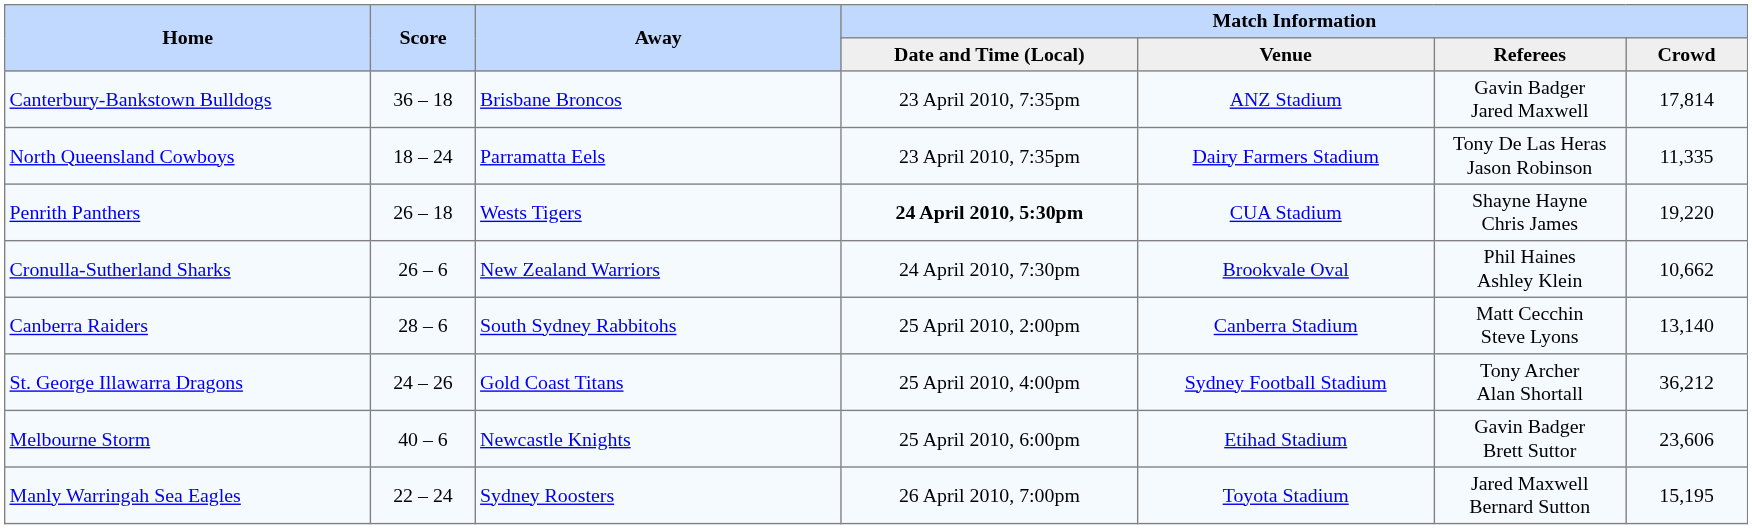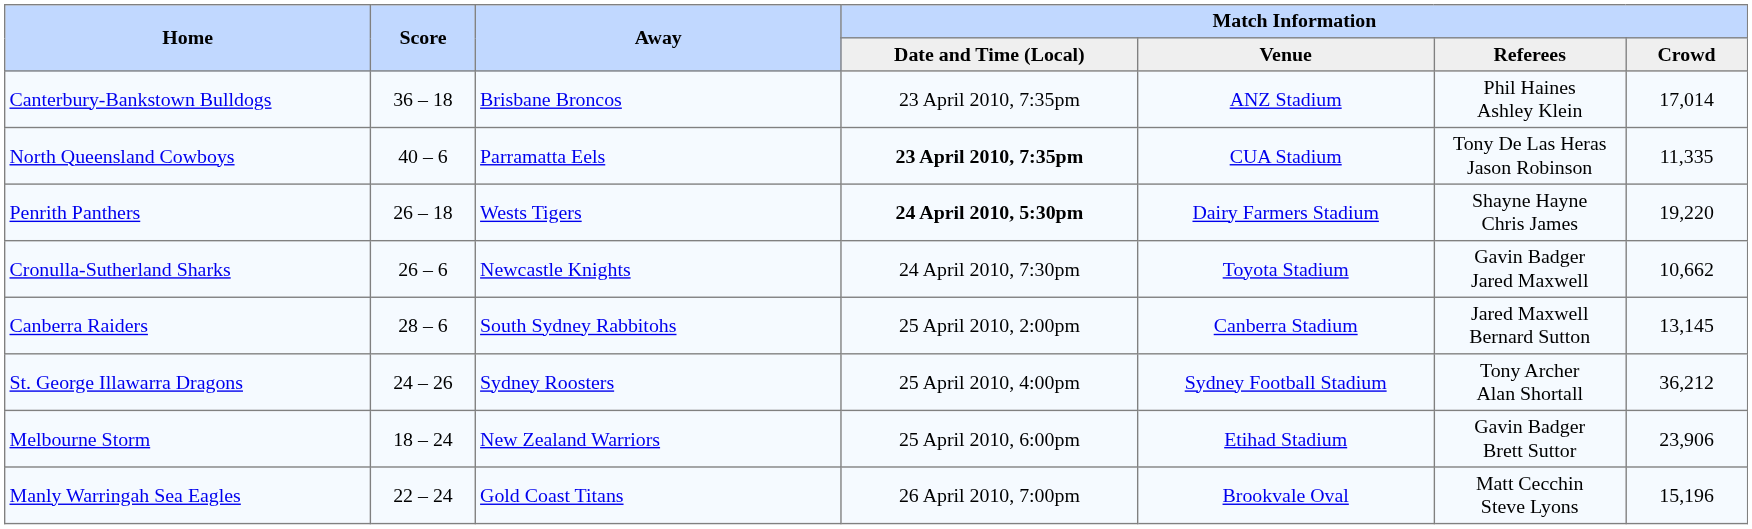(1530, 99) Gavin Badger Jared Maxwell -> (1530, 99) Phil Haines Ashley Klein
(1687, 99) 17,814 -> (1687, 99) 17,014
(423, 155) 18 – 24 -> (423, 155) 40 – 6
(989, 155) normal -> (989, 155) bold
(1286, 155) Dairy Farmers Stadium -> (1286, 155) CUA Stadium
(1286, 212) CUA Stadium -> (1286, 212) Dairy Farmers Stadium
(570, 268) New Zealand Warriors -> (555, 268) Newcastle Knights
(1286, 268) Brookvale Oval -> (1286, 268) Toyota Stadium
(1530, 268) Phil Haines Ashley Klein -> (1530, 268) Gavin Badger Jared Maxwell
(1530, 325) Matt Cecchin Steve Lyons -> (1530, 325) Jared Maxwell Bernard Sutton
(1687, 325) 13,140 -> (1687, 325) 13,145
(552, 381) Gold Coast Titans -> (547, 381) Sydney Roosters
(423, 438) 40 – 6 -> (423, 438) 18 – 24
(555, 438) Newcastle Knights -> (570, 438) New Zealand Warriors
(1687, 438) 23,606 -> (1687, 438) 23,906
(547, 495) Sydney Roosters -> (552, 495) Gold Coast Titans
(1286, 495) Toyota Stadium -> (1286, 495) Brookvale Oval
(1530, 495) Jared Maxwell Bernard Sutton -> (1530, 495) Matt Cecchin Steve Lyons
(1687, 495) 15,195 -> (1687, 495) 15,196
